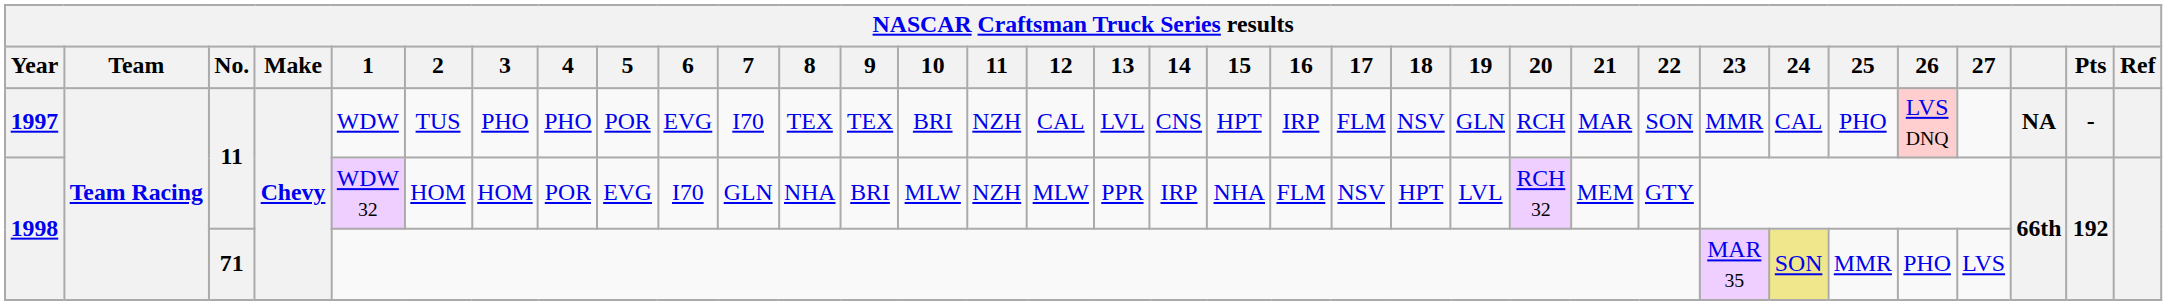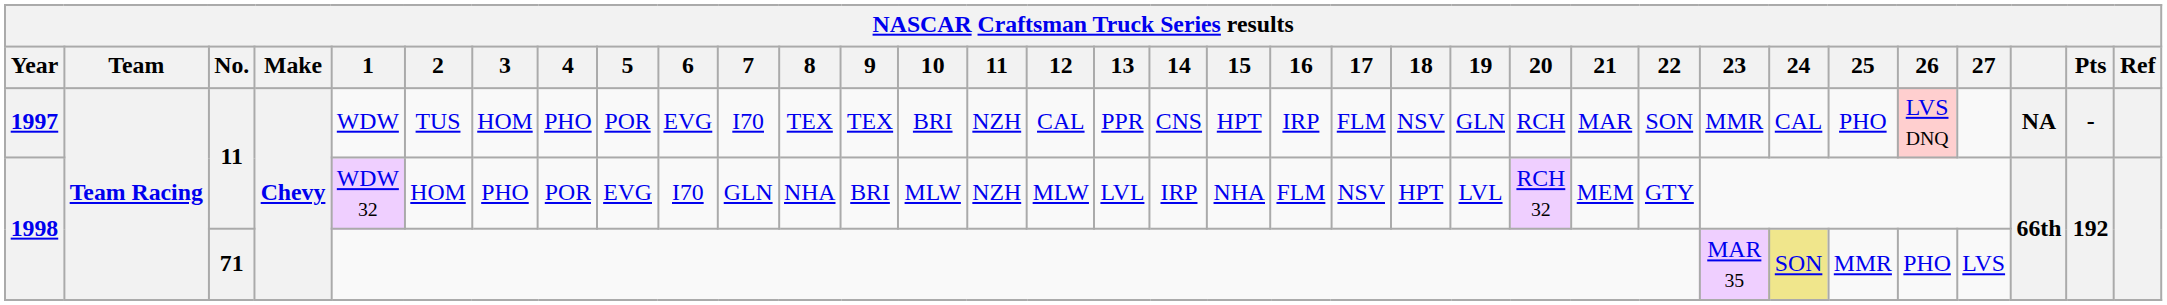(505, 122) PHO -> (505, 122) HOM
(1122, 122) LVL -> (1122, 122) PPR
(505, 193) HOM -> (505, 193) PHO
(1122, 193) PPR -> (1122, 193) LVL
